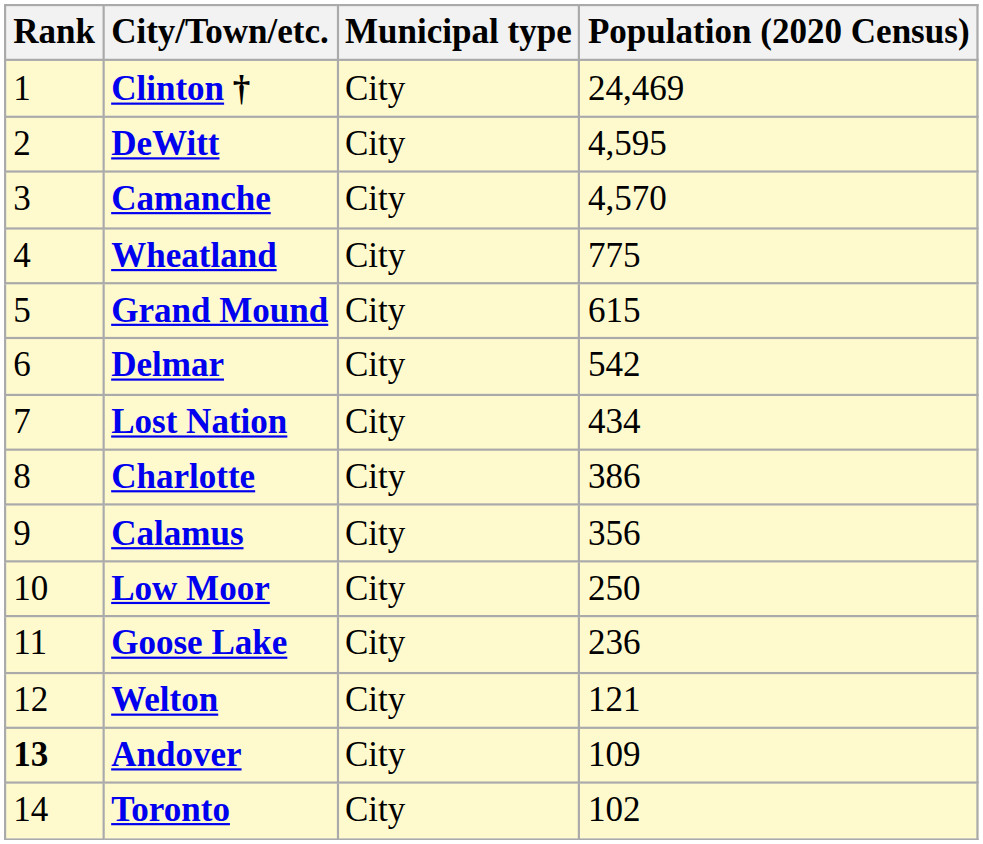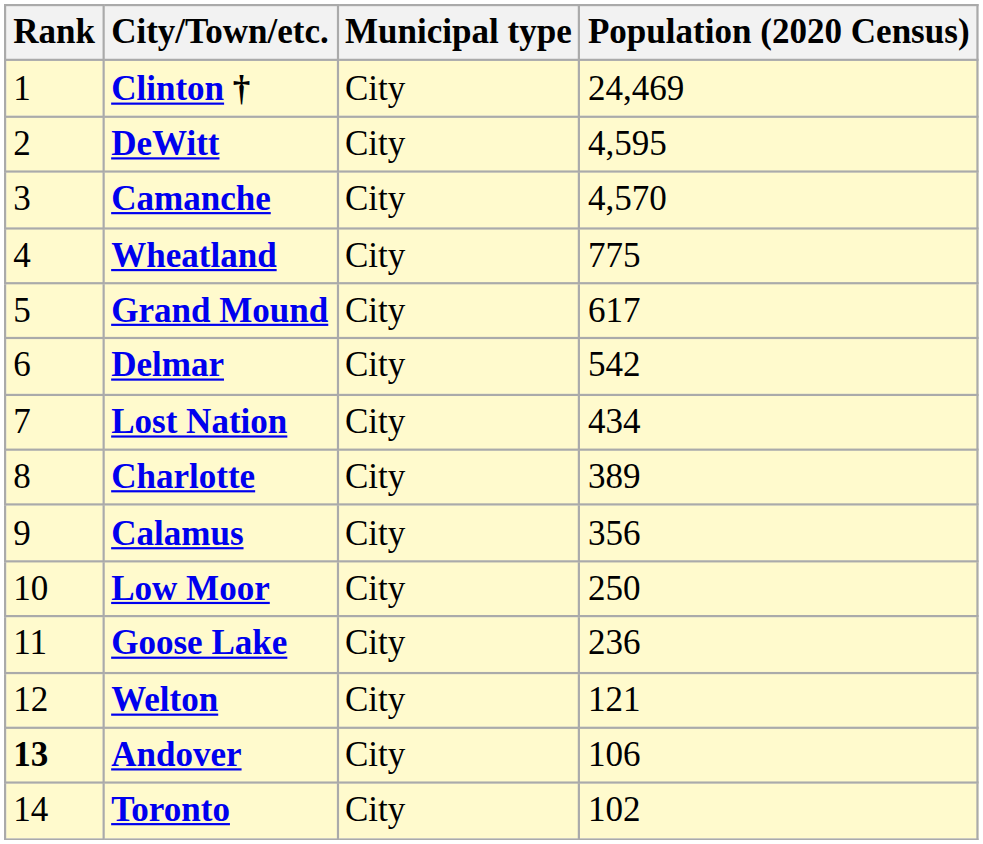(614, 310) 615 -> (614, 310) 617
(614, 476) 386 -> (614, 476) 389
(614, 754) 109 -> (614, 754) 106
